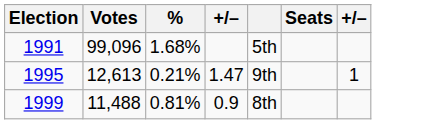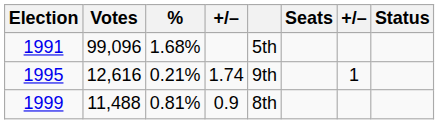+ column: (402, 18)
(114, 75) 12,613 -> (114, 75) 12,616
(226, 75) 1.47 -> (226, 75) 1.74
